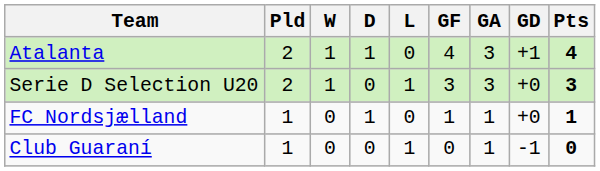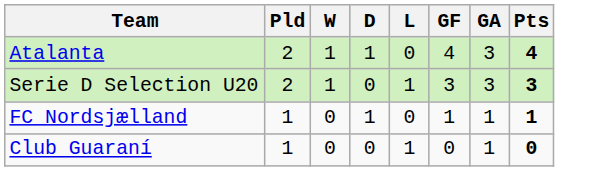- column: (529, 21)
